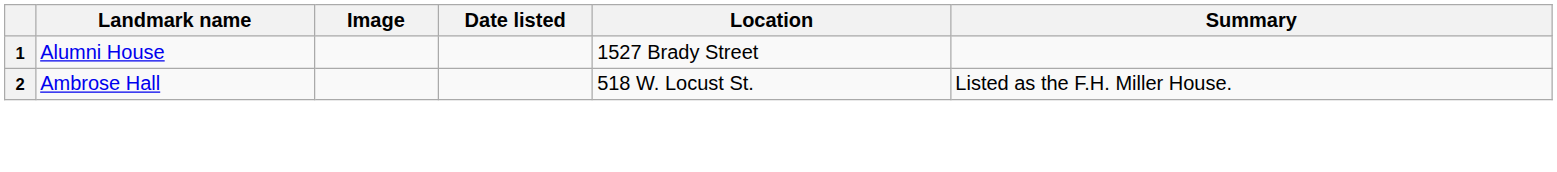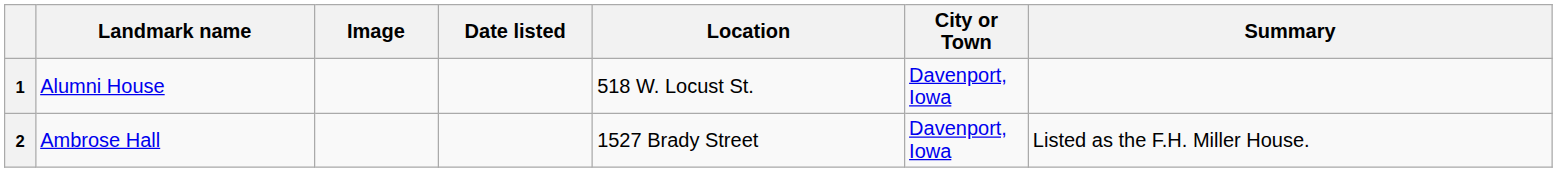+ column: (966, 31)
(678, 52) 1527 Brady Street -> (676, 85) 518 W. Locust St.
(676, 83) 518 W. Locust St. -> (678, 140) 1527 Brady Street
